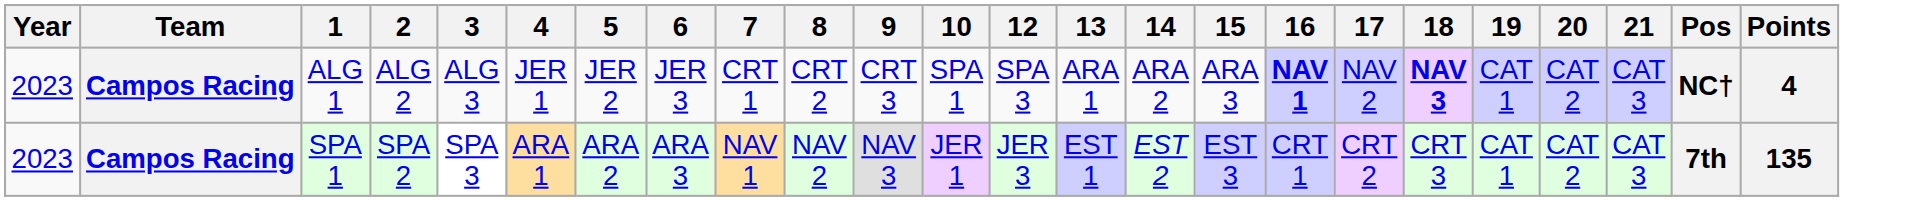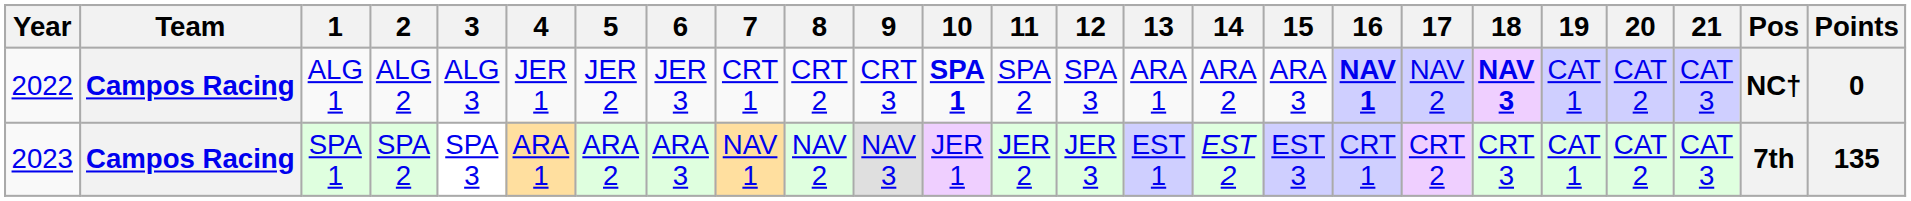+ column: (1024, 26)
(42, 85) 2023 -> (42, 85) 2022
(956, 85) normal -> (957, 85) bold
(1789, 85) 4 -> (1857, 85) 0
